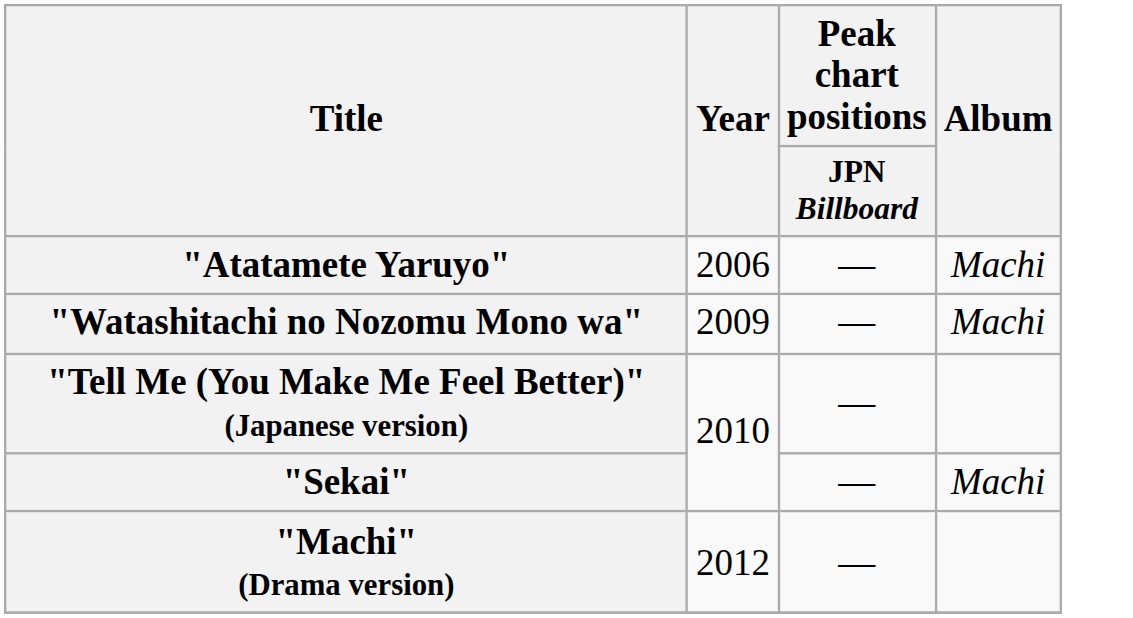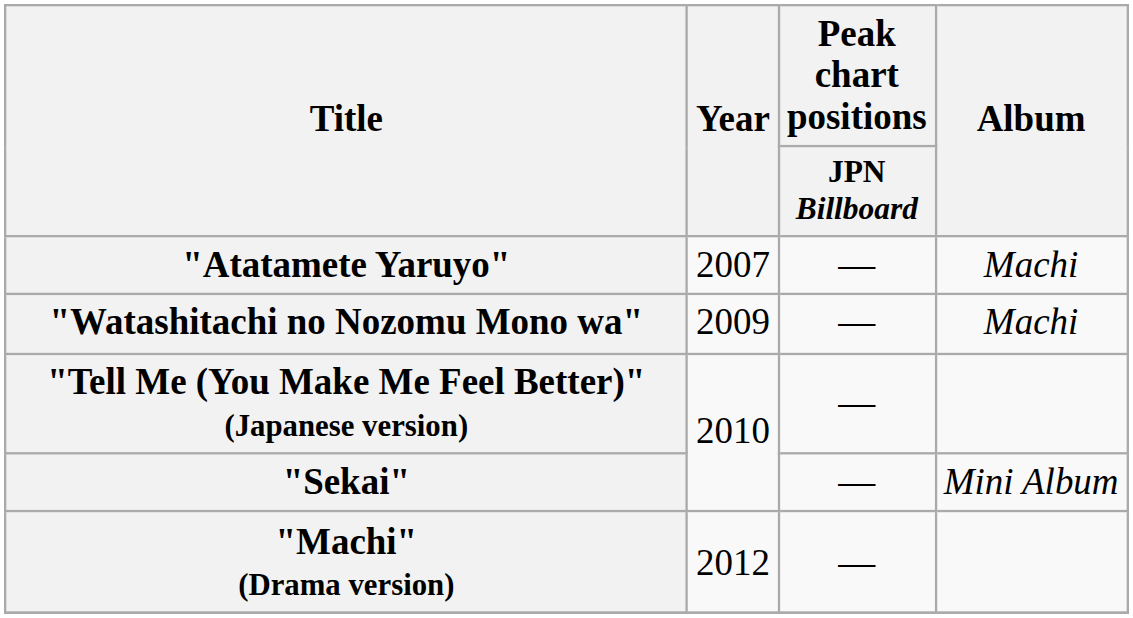(733, 264) 2006 -> (733, 264) 2007
(998, 481) Machi -> (1031, 481) Mini Album
